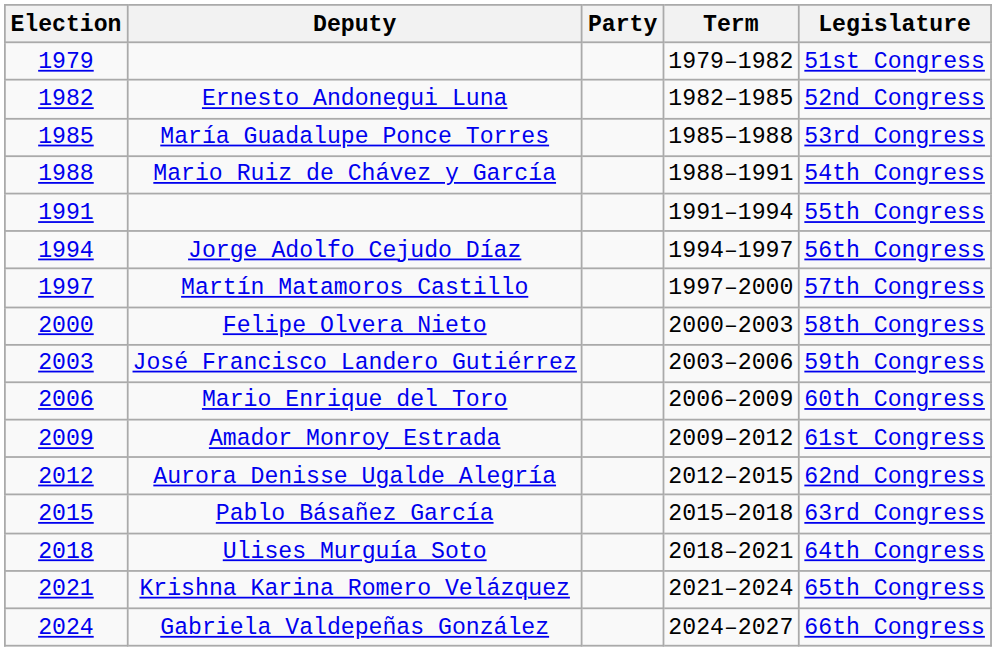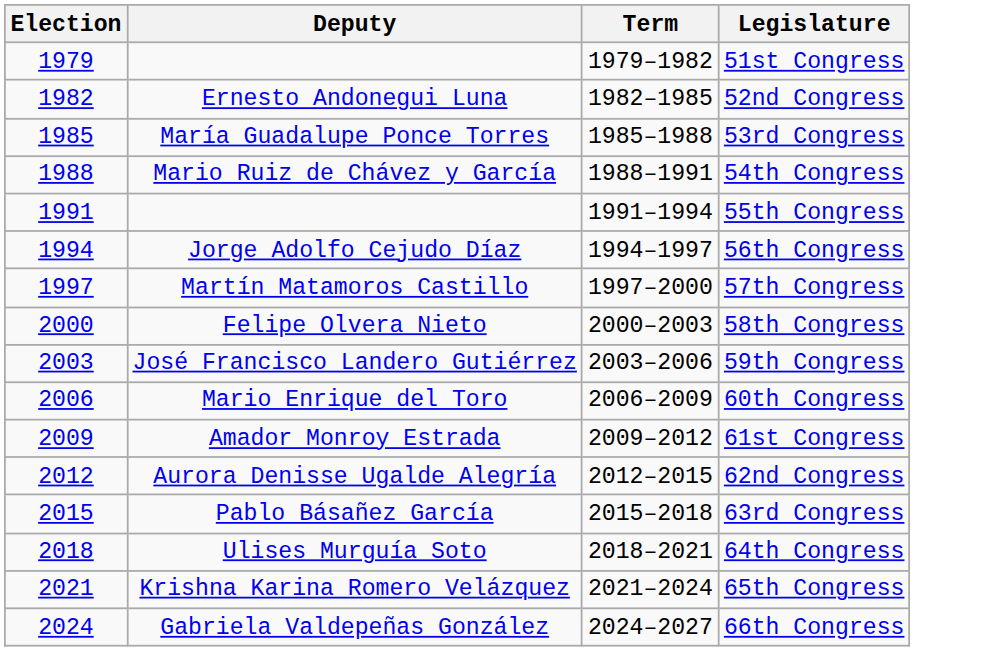- column: (623, 24)
